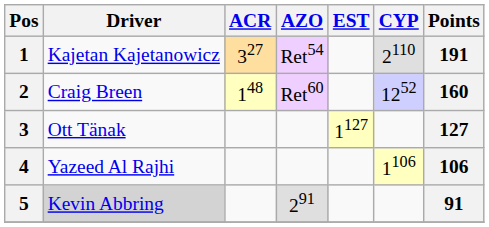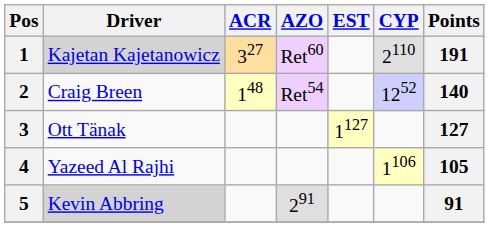(134, 54) no background -> (134, 54) lightgrey background
(302, 54) Ret54 -> (302, 54) Ret60
(302, 91) Ret60 -> (302, 91) Ret54
(454, 91) 160 -> (454, 91) 140
(454, 166) 106 -> (454, 166) 105
